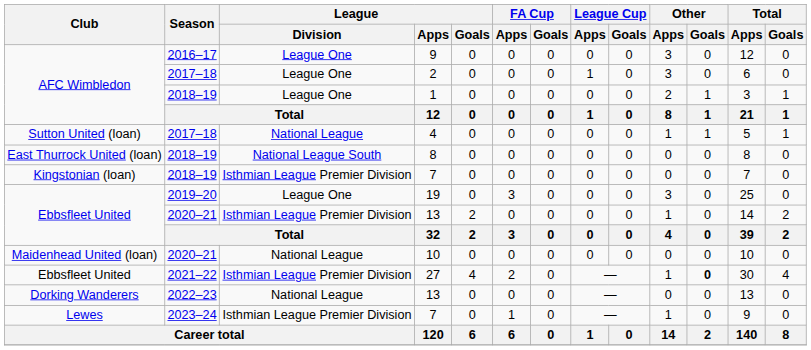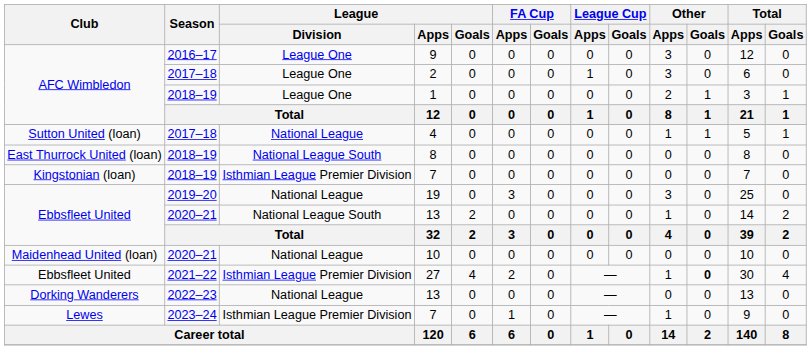(317, 194) League One -> (317, 194) National League
(317, 214) Isthmian League Premier Division -> (317, 214) National League South
